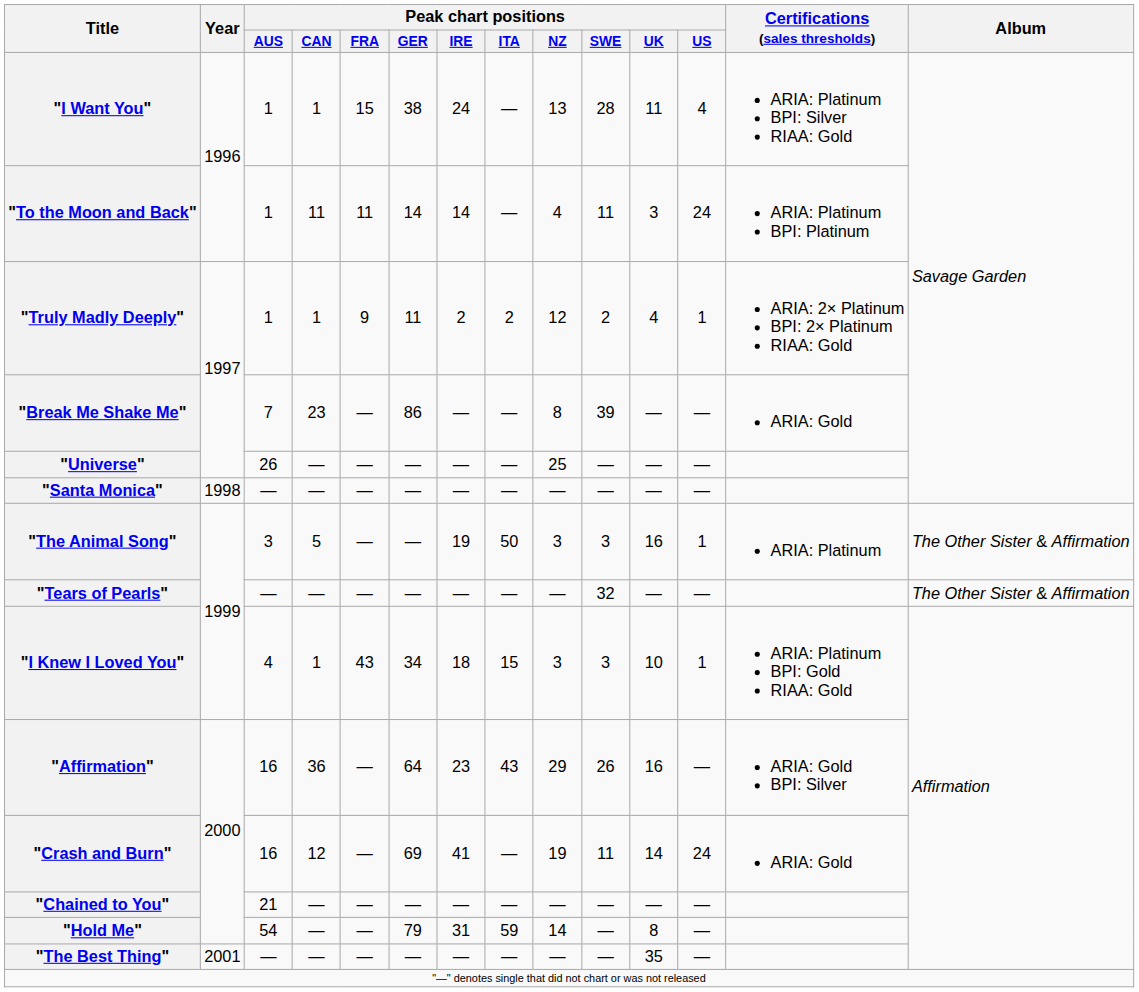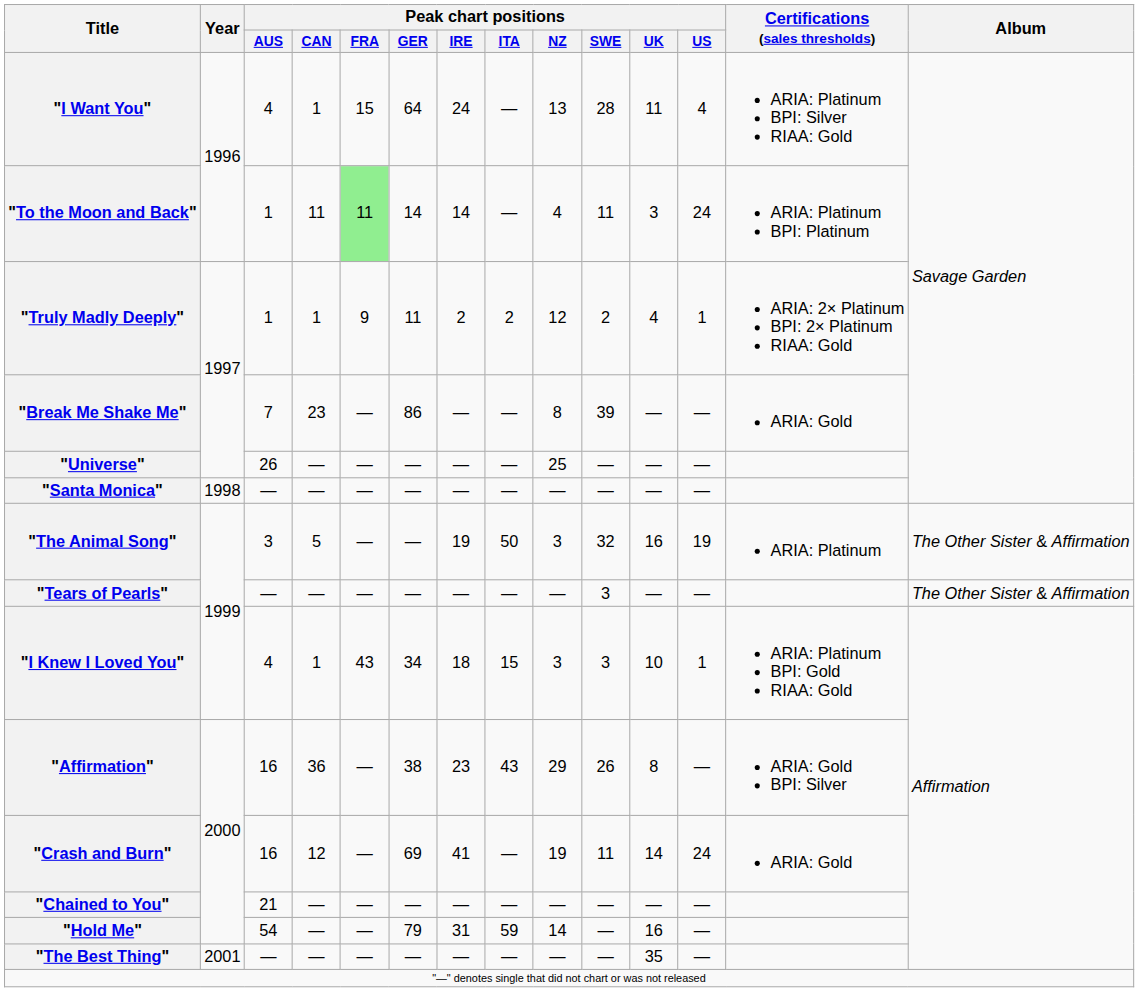(268, 109) 1 -> (268, 109) 4
(413, 109) 38 -> (413, 109) 64
(365, 213) no background -> (365, 213) lightgreen background
(606, 541) 3 -> (606, 541) 32
(702, 541) 1 -> (702, 541) 19
(606, 593) 32 -> (606, 593) 3
(413, 767) 64 -> (413, 767) 38
(654, 767) 16 -> (654, 767) 8
(654, 930) 8 -> (654, 930) 16
